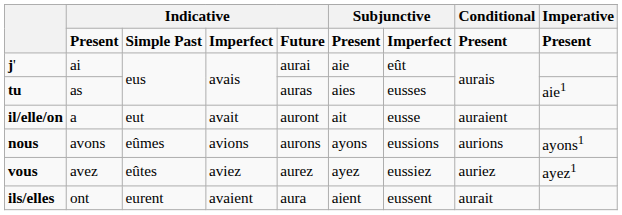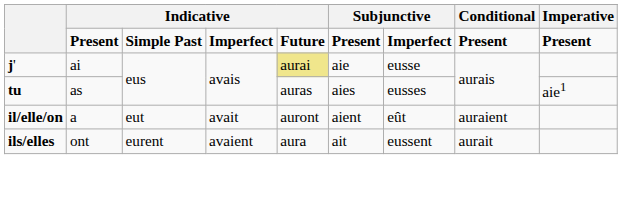(295, 64) no background -> (295, 64) khaki background
(397, 64) eût -> (404, 64) eusse
(339, 117) ait -> (346, 117) aient
(404, 117) eusse -> (397, 117) eût
- row: (23, 143)
- row: (23, 171)
(346, 197) aient -> (339, 141) ait
